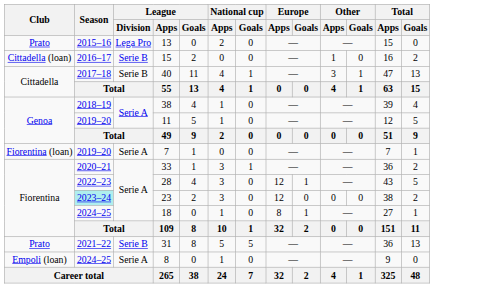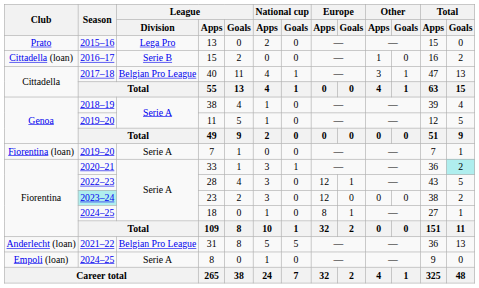(133, 74) Serie B -> (158, 74) Belgian Pro League
(415, 167) no background -> (461, 167) paleturquoise background
(39, 244) Prato -> (41, 244) Anderlecht (loan)
(133, 244) Serie B -> (158, 244) Belgian Pro League
